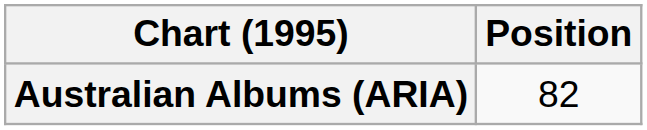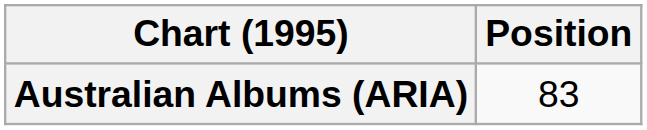(559, 93) 82 -> (559, 93) 83
